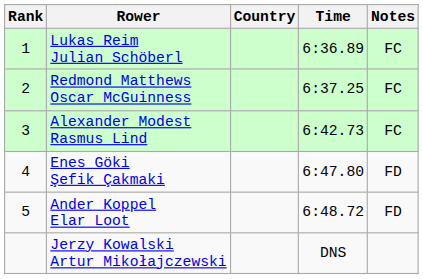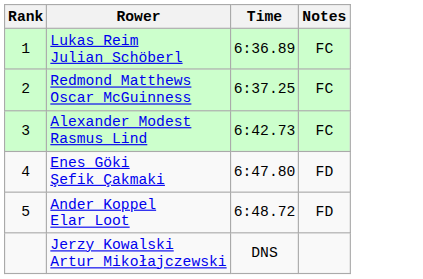- column: (264, 17)
